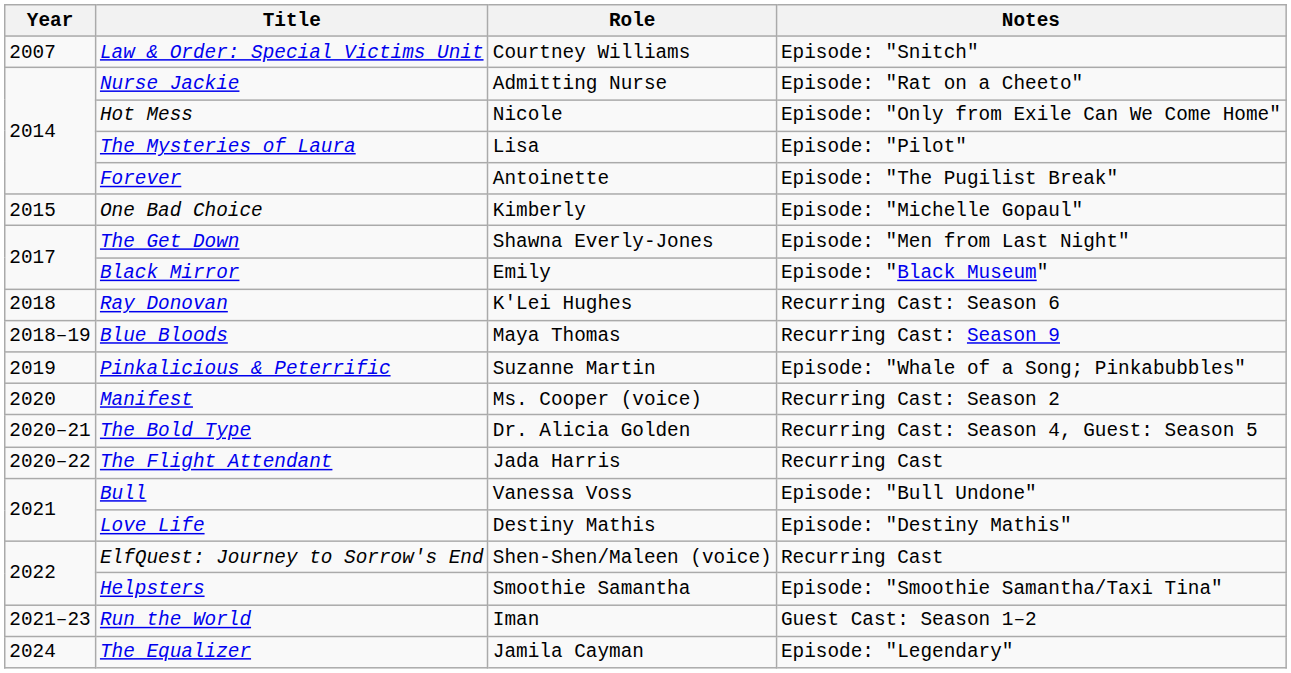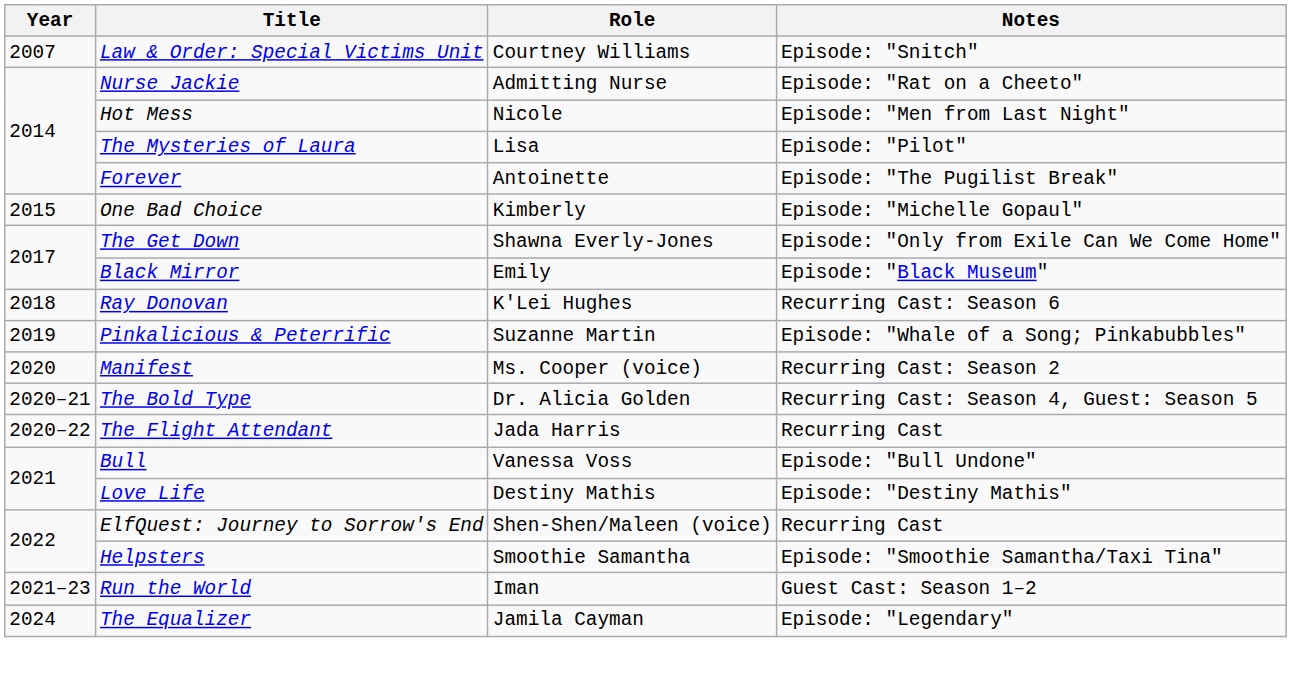(1031, 115) Episode: "Only from Exile Can We Come Home" -> (955, 115) Episode: "Men from Last Night"
(955, 242) Episode: "Men from Last Night" -> (1031, 242) Episode: "Only from Exile Can We Come Home"
- row: (164, 336)
